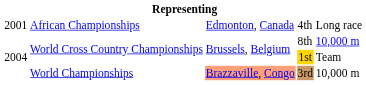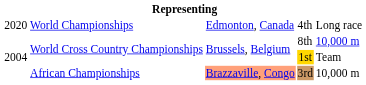(16, 25) 2001 -> (16, 25) 2020
(85, 25) African Championships -> (82, 25) World Championships
(82, 73) World Championships -> (85, 73) African Championships
